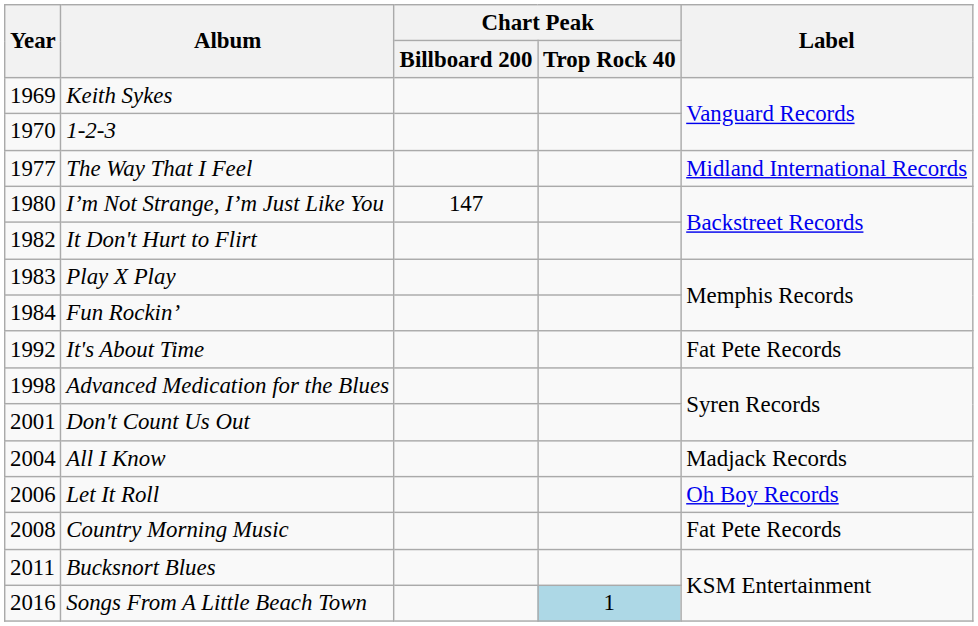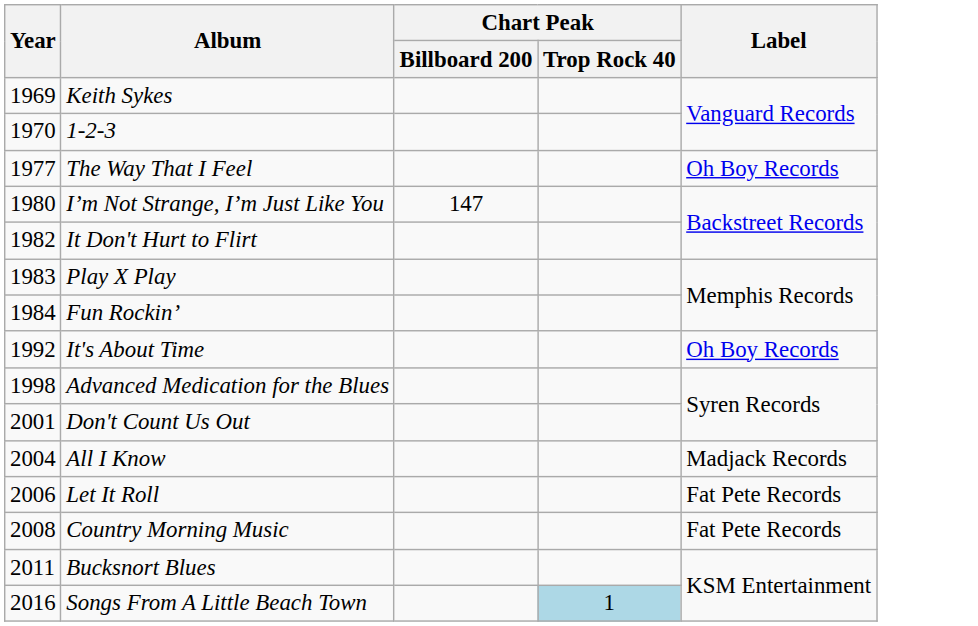(827, 167) Midland International Records -> (762, 167) Oh Boy Records
(764, 349) Fat Pete Records -> (762, 349) Oh Boy Records
(762, 494) Oh Boy Records -> (764, 494) Fat Pete Records
